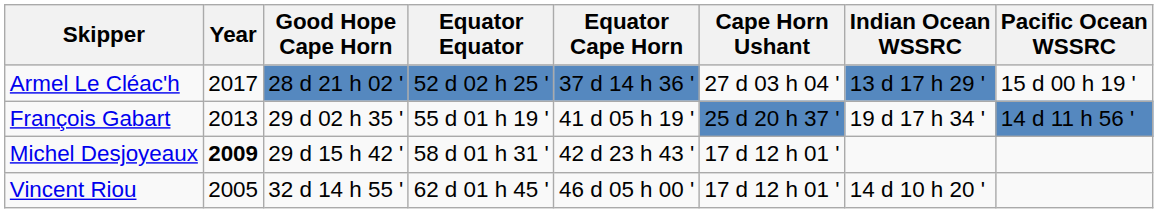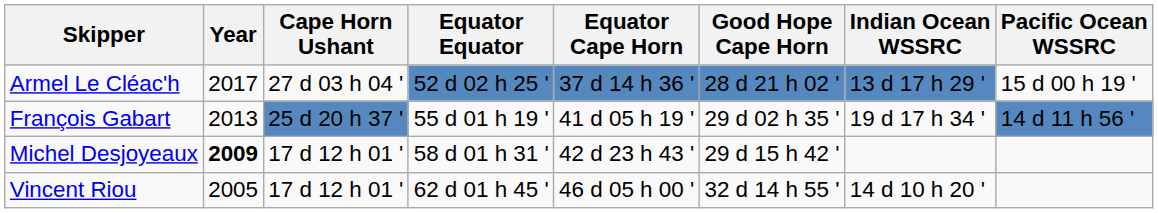columns swapped: (336, 34) <-> (772, 34)
